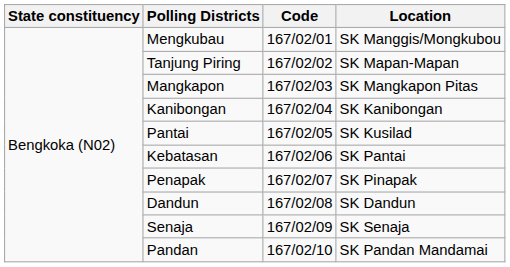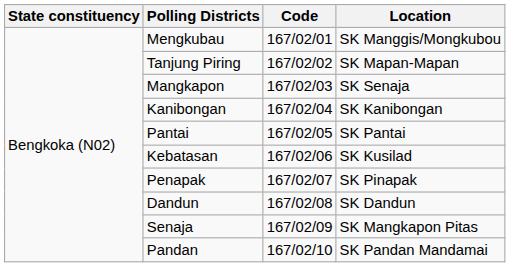(409, 86) SK Mangkapon Pitas -> (375, 86) SK Senaja
(376, 133) SK Kusilad -> (373, 133) SK Pantai
(373, 156) SK Pantai -> (376, 156) SK Kusilad
(375, 226) SK Senaja -> (409, 226) SK Mangkapon Pitas
